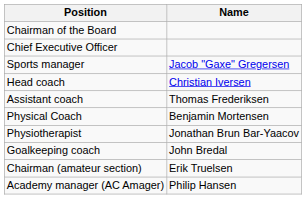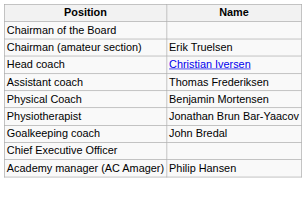rows swapped: (62, 47) <-> (74, 168)
- row: (46, 64)
